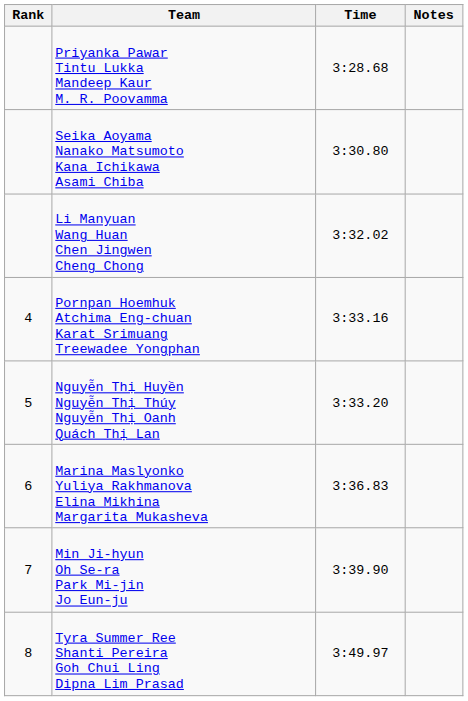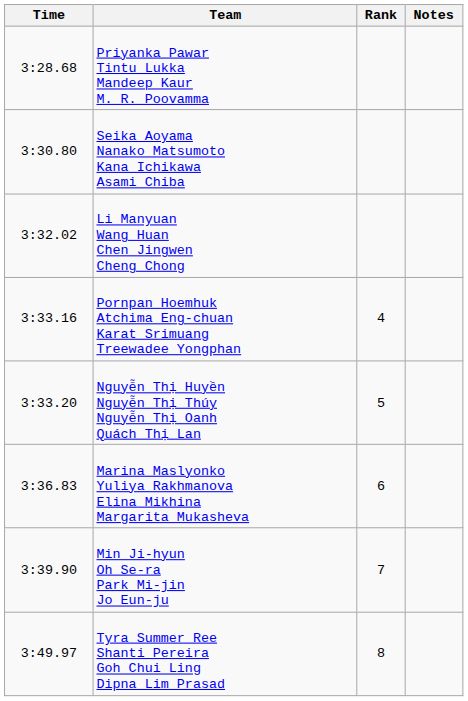columns swapped: (28, 15) <-> (360, 15)
